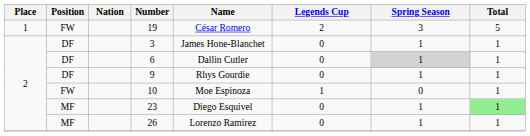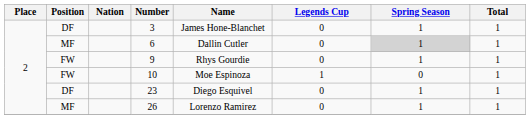- row: (152, 28)
(68, 59) DF -> (68, 44) MF
(68, 75) DF -> (68, 59) FW
(68, 107) MF -> (68, 91) DF
(498, 107) lightgreen background -> (498, 91) no background
